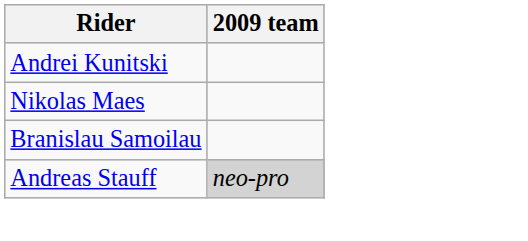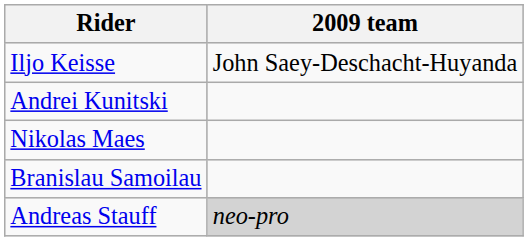+ row: (63, 62)
